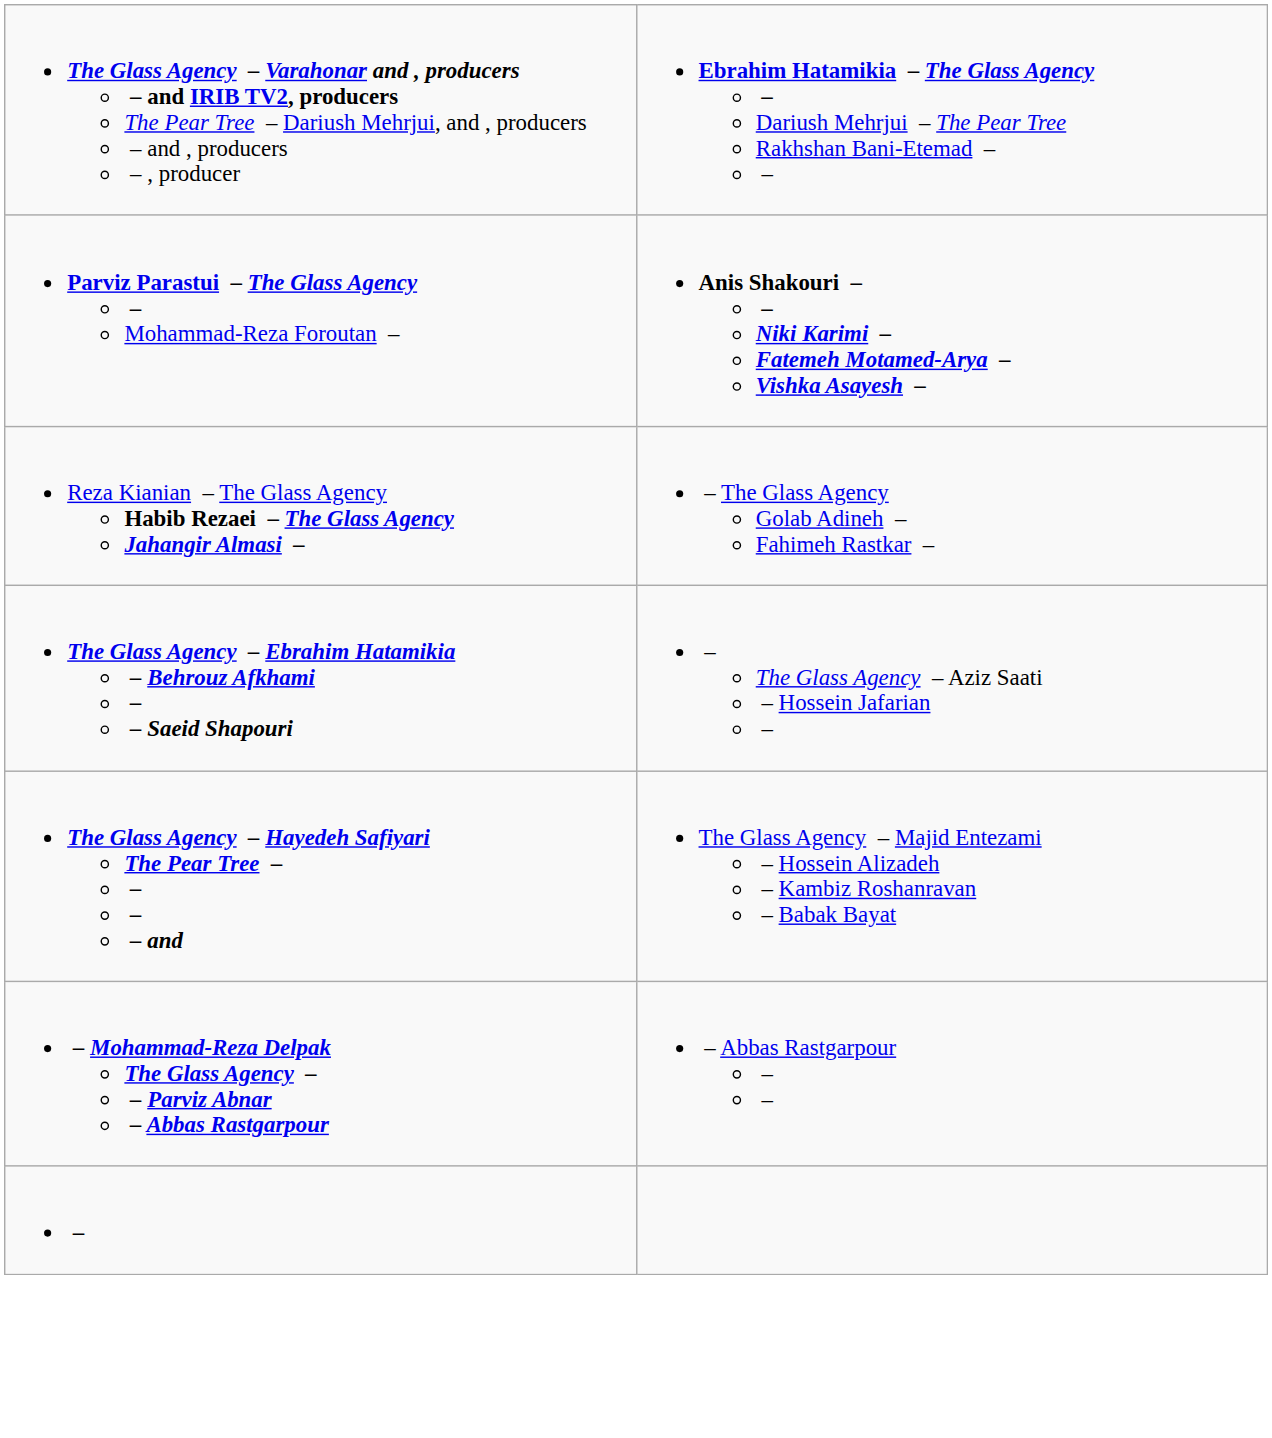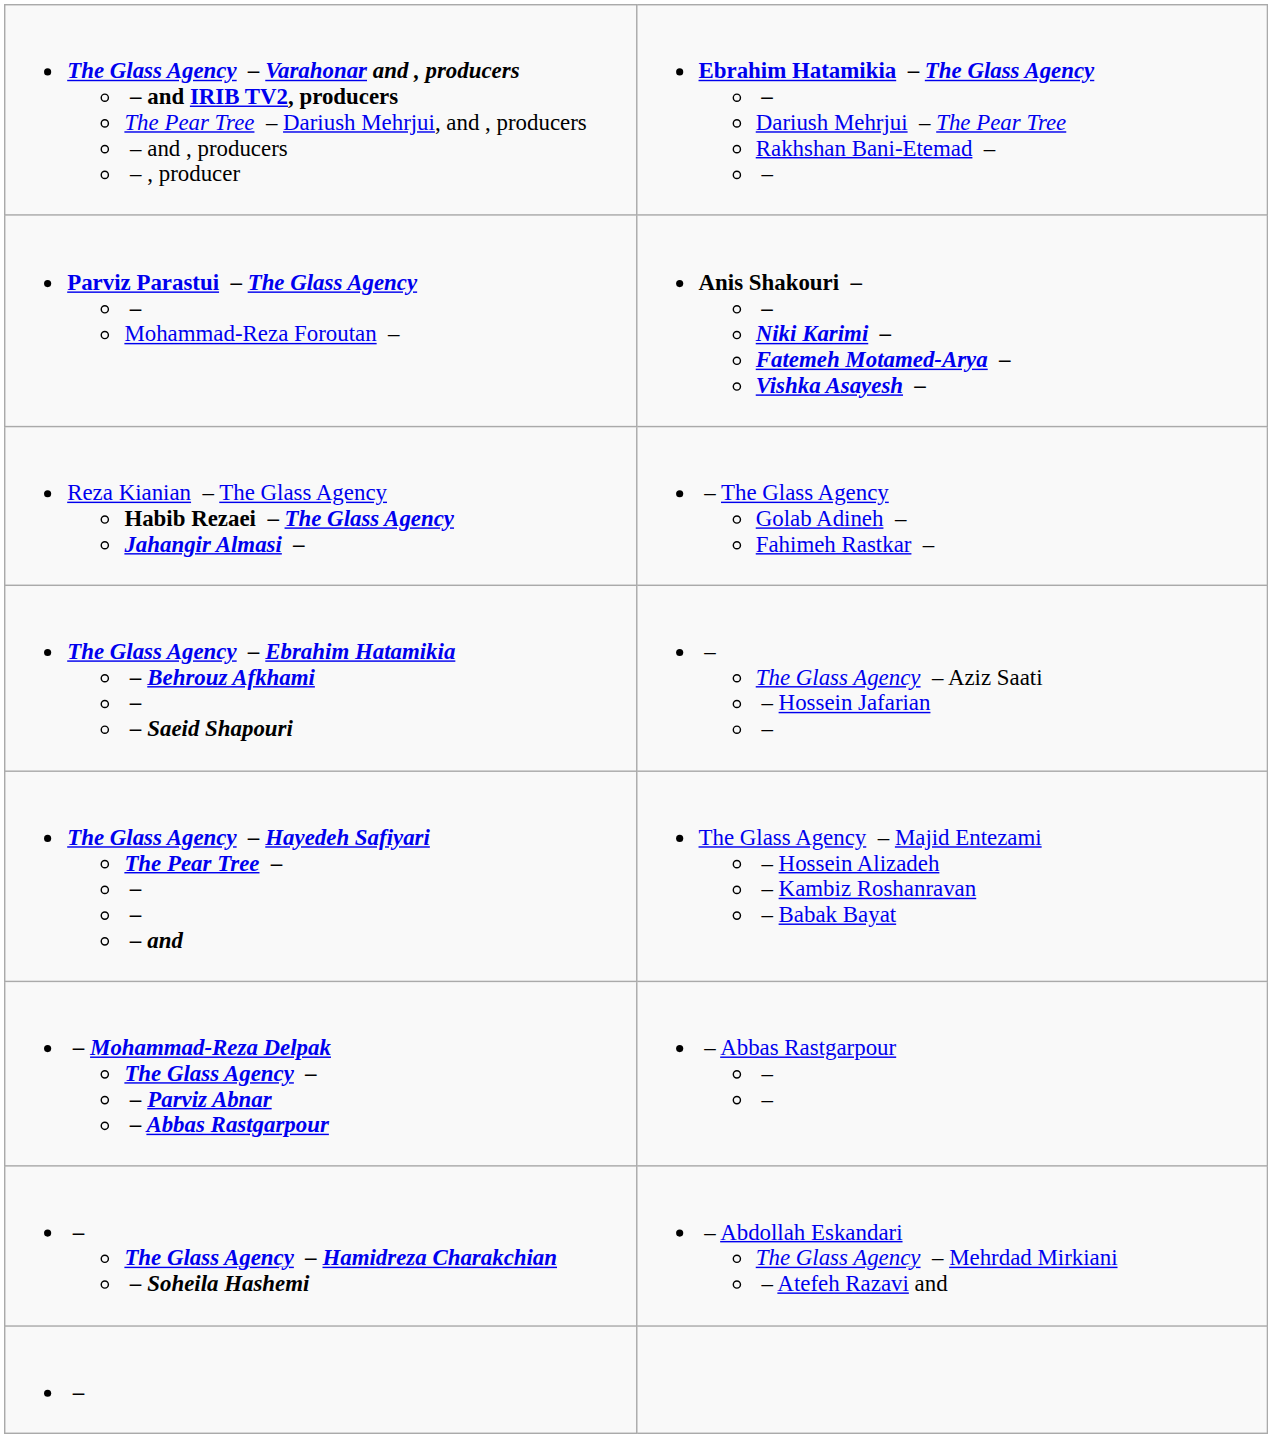+ row: (320, 1259)
